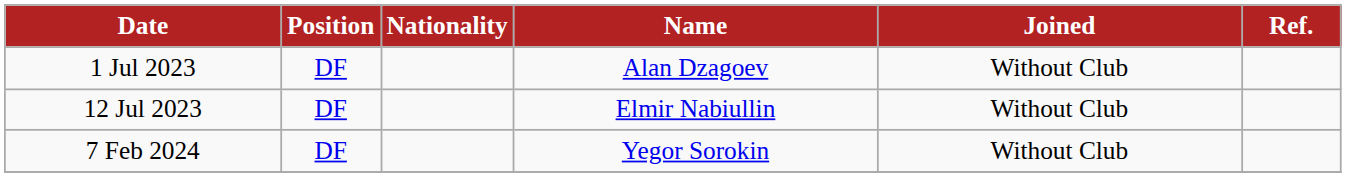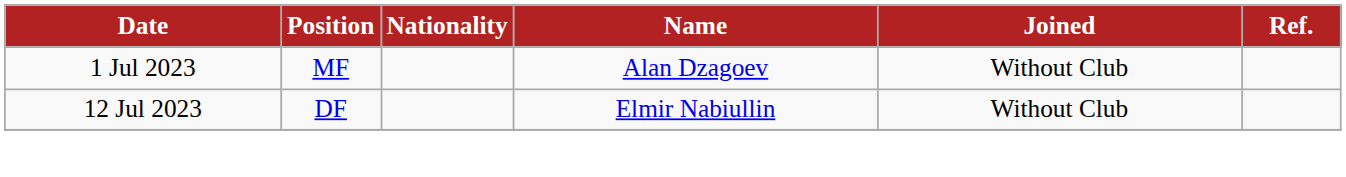(331, 67) DF -> (331, 67) MF
- row: (143, 151)
